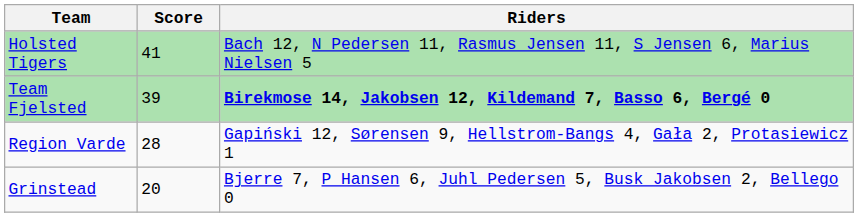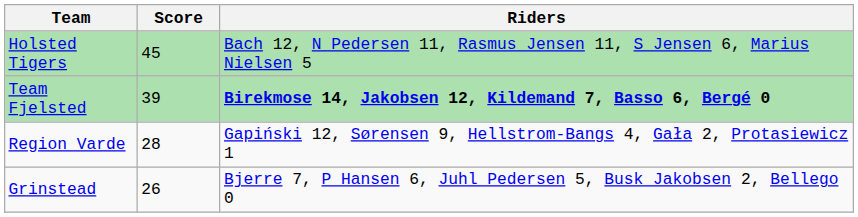(151, 54) 41 -> (151, 54) 45
(151, 189) 20 -> (151, 189) 26
